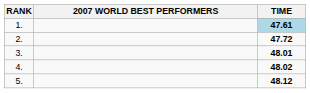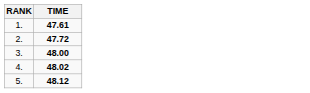- column: (146, 12)
(282, 26) lightblue background -> (58, 26) no background
(282, 53) 48.01 -> (58, 53) 48.00
